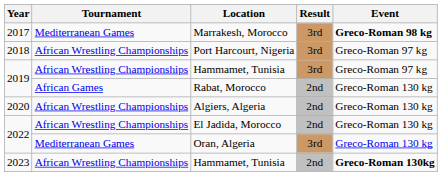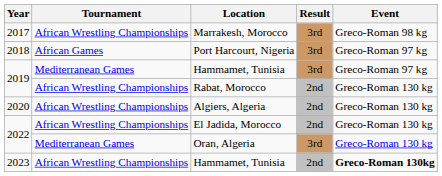(84, 32) Mediterranean Games -> (111, 32) African Wrestling Championships
(384, 32) bold -> (381, 32) normal
(111, 51) African Wrestling Championships -> (69, 51) African Games
(111, 69) African Wrestling Championships -> (84, 69) Mediterranean Games
(69, 88) African Games -> (111, 88) African Wrestling Championships
